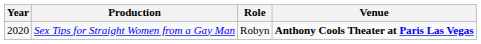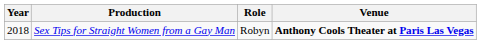(18, 30) 2020 -> (18, 30) 2018
